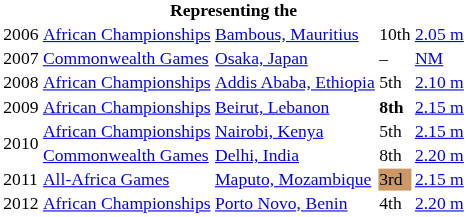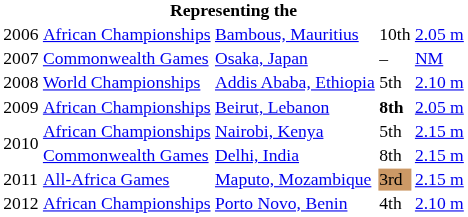(127, 82) African Championships -> (122, 82) World Championships
(439, 106) 2.15 m -> (439, 106) 2.05 m
(439, 155) 2.20 m -> (439, 155) 2.15 m
(439, 203) 2.20 m -> (439, 203) 2.10 m
